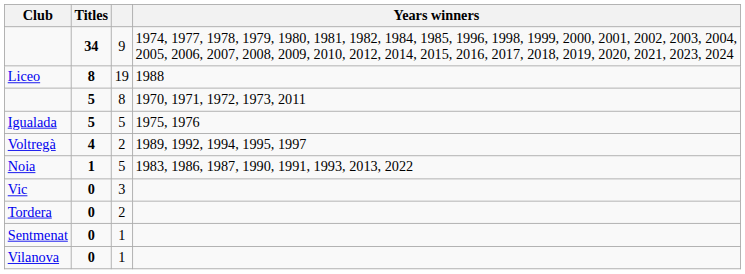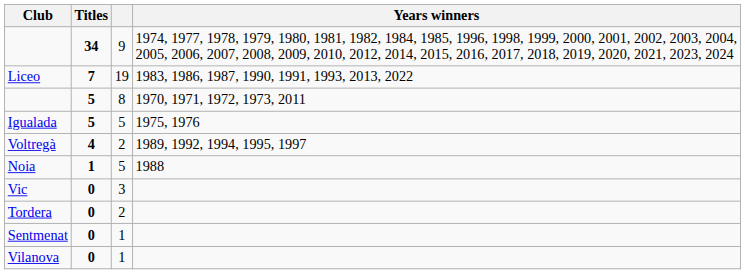(91, 76) 8 -> (91, 76) 7
(150, 76) 1988 -> (274, 76) 1983, 1986, 1987, 1990, 1991, 1993, 2013, 2022
(274, 167) 1983, 1986, 1987, 1990, 1991, 1993, 2013, 2022 -> (150, 167) 1988
